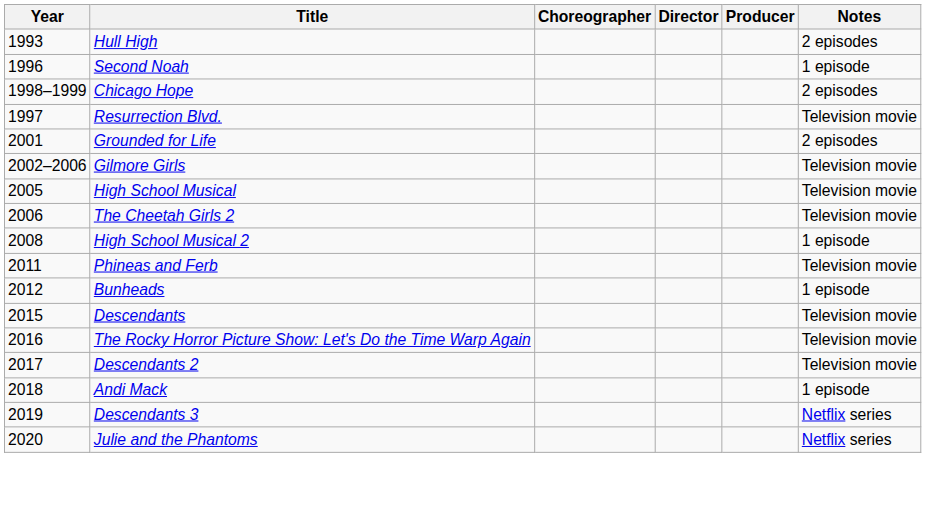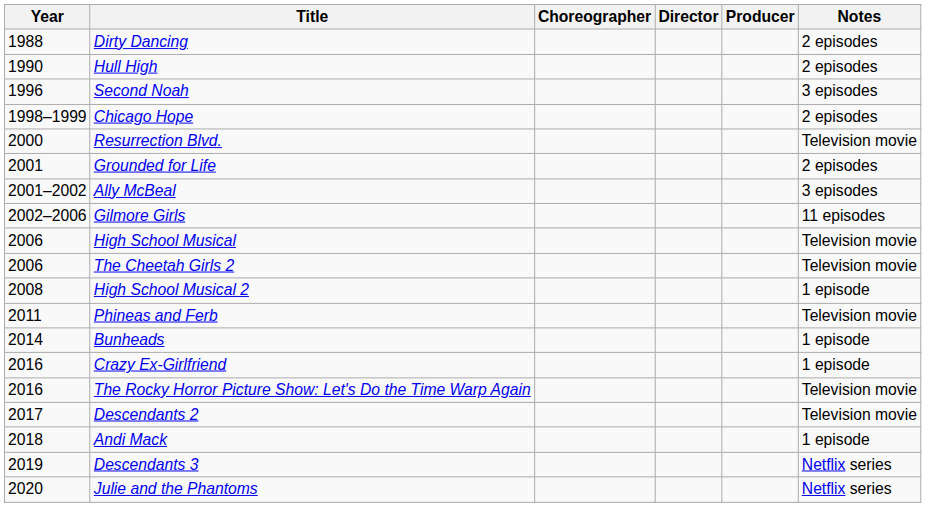+ row: (141, 41)
(26, 41) 1993 -> (26, 66) 1990
(836, 66) 1 episode -> (840, 91) 3 episodes
(26, 116) 1997 -> (26, 141) 2000
+ row: (135, 191)
(859, 166) Television movie -> (844, 215) 11 episodes
(26, 191) 2005 -> (26, 240) 2006
(26, 290) 2012 -> (26, 340) 2014
- row: (140, 315)
+ row: (160, 365)
